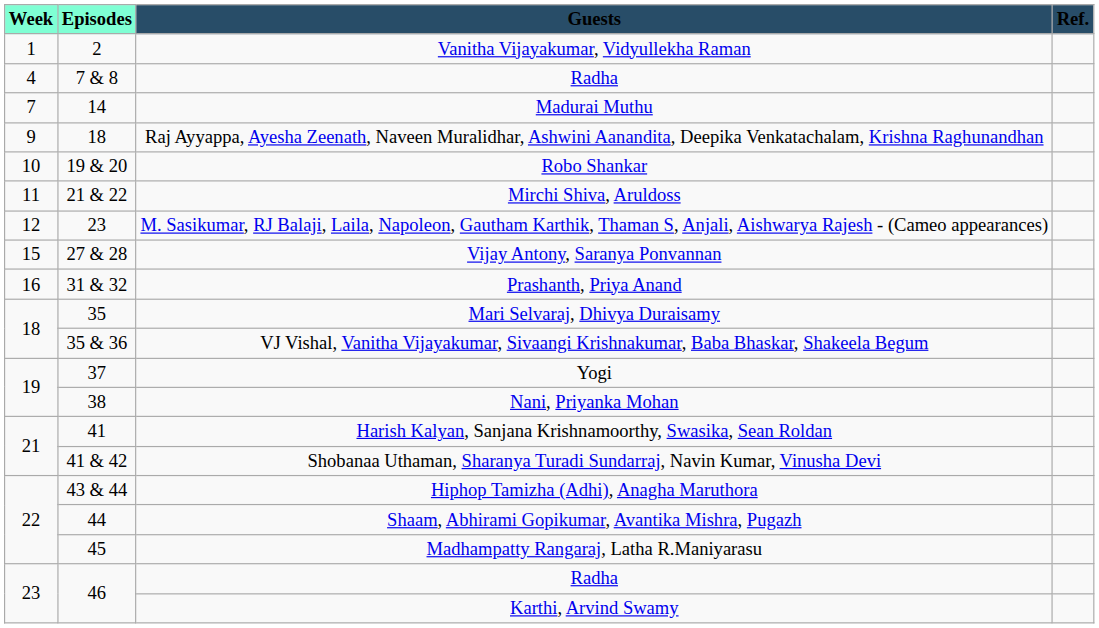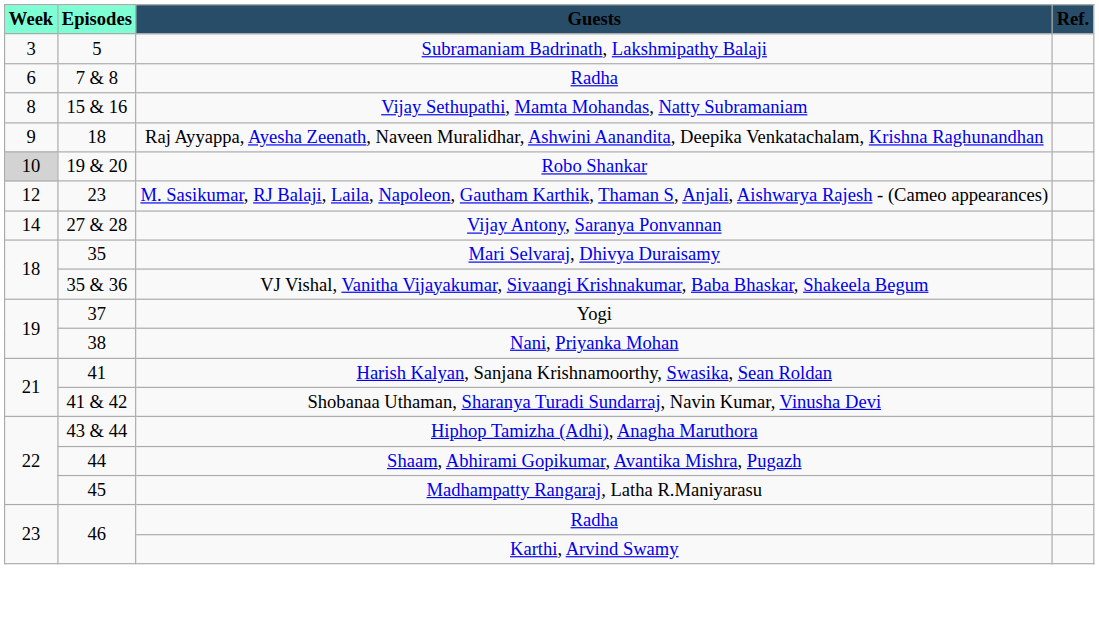- row: (97, 48)
+ row: (97, 48)
(31, 78) 4 -> (31, 78) 6
- row: (97, 107)
+ row: (97, 107)
(31, 166) no background -> (31, 166) lightgrey background
- row: (97, 195)
(31, 254) 15 -> (31, 225) 14
- row: (97, 284)
